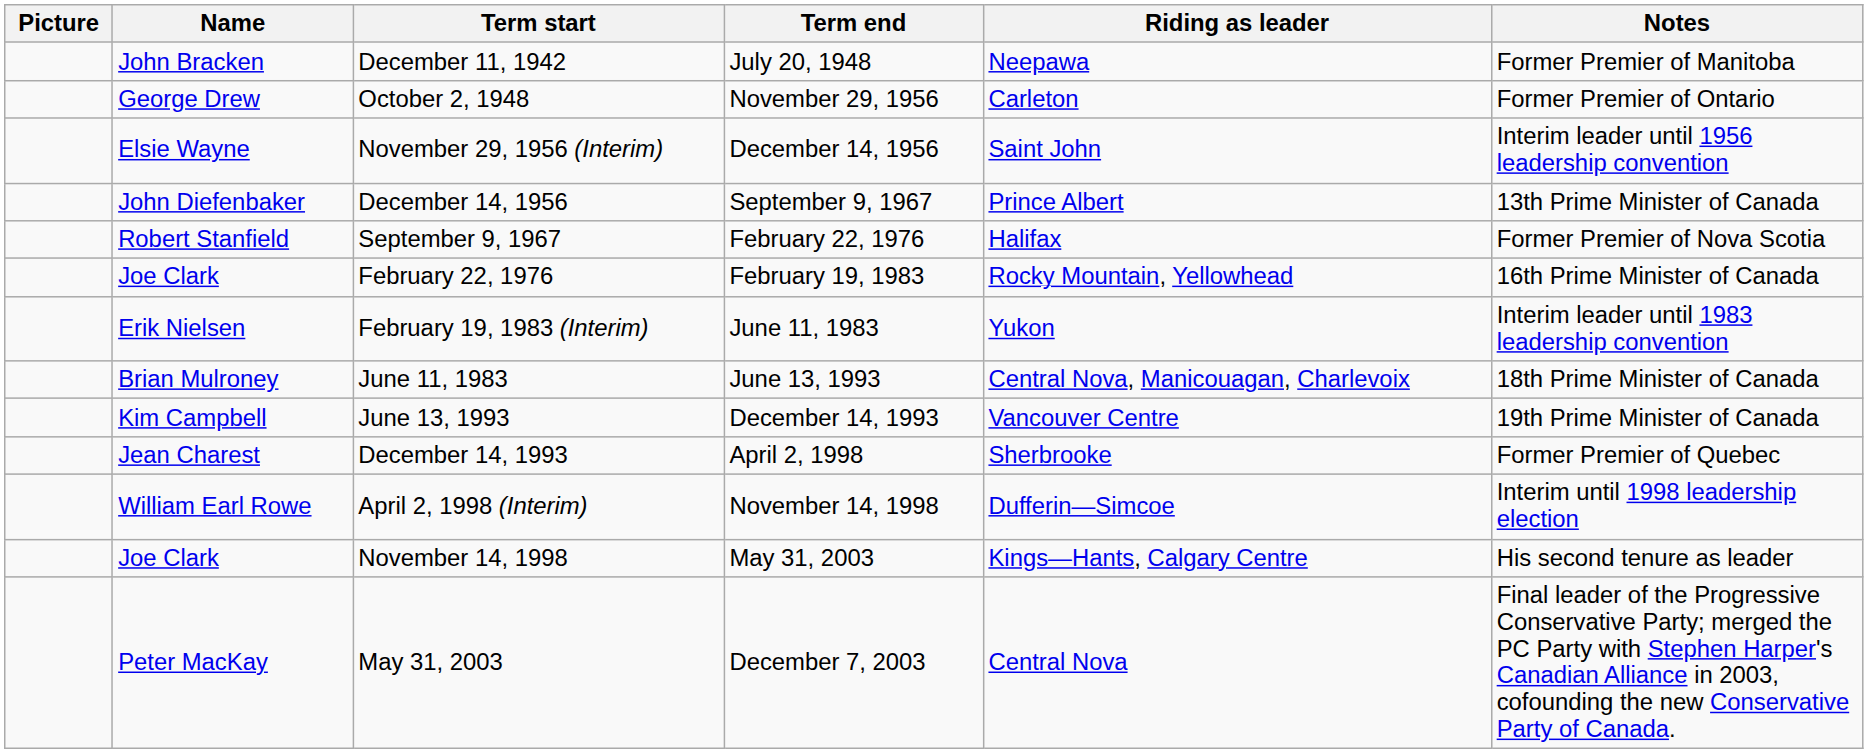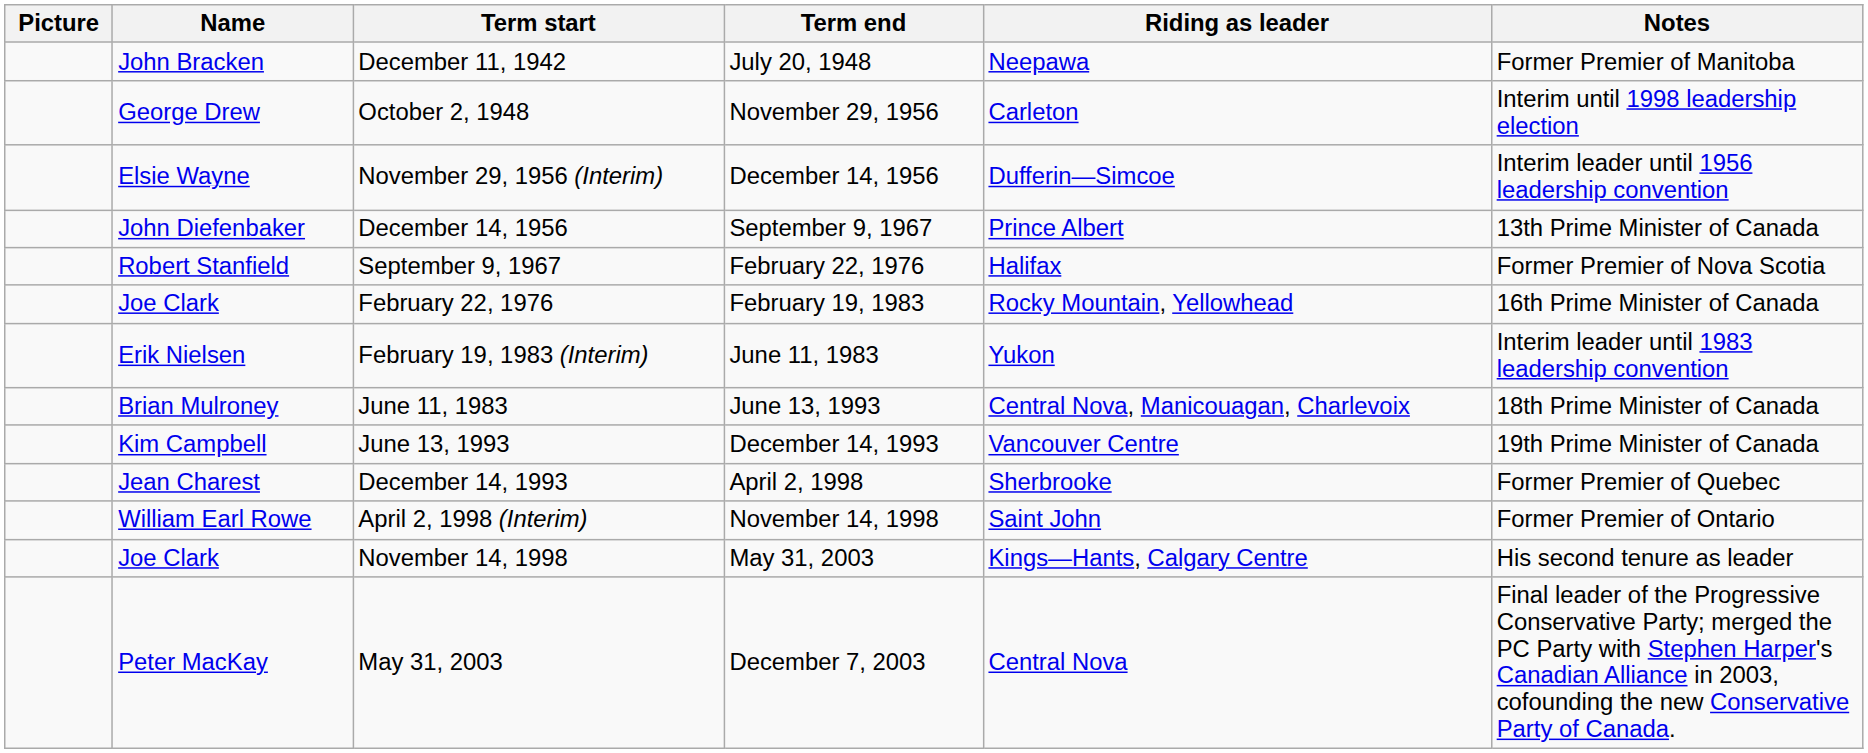(1636, 99) Former Premier of Ontario -> (1646, 112) Interim until 1998 leadership election
(1045, 150) Saint John -> (1082, 177) Dufferin—Simcoe
(1082, 506) Dufferin—Simcoe -> (1045, 519) Saint John
(1646, 506) Interim until 1998 leadership election -> (1636, 519) Former Premier of Ontario
